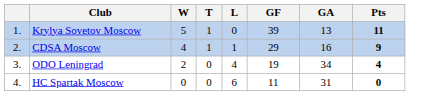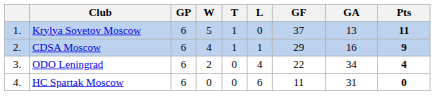+ column: (183, 13)
(273, 30) 39 -> (299, 30) 37
(273, 64) 19 -> (299, 64) 22
